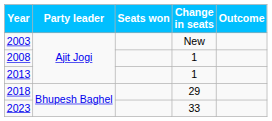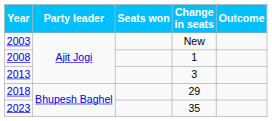(194, 74) 1 -> (194, 74) 3
(194, 108) 33 -> (194, 108) 35
